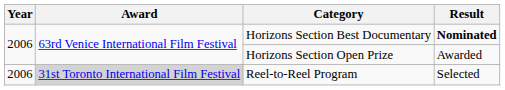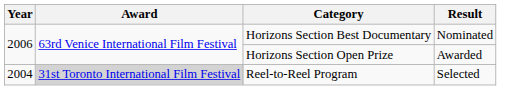(467, 34) bold -> (465, 34) normal
(20, 74) 2006 -> (20, 74) 2004
